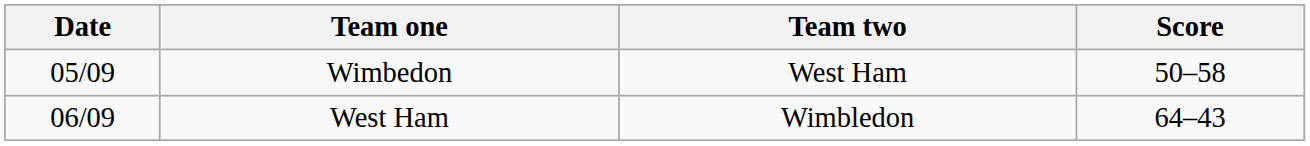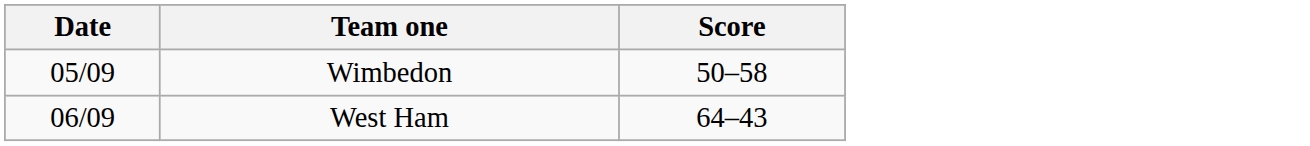- column: (848, 27)
